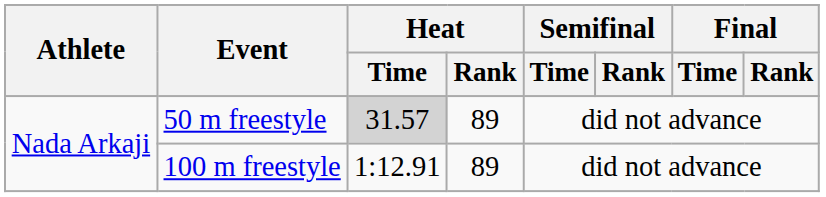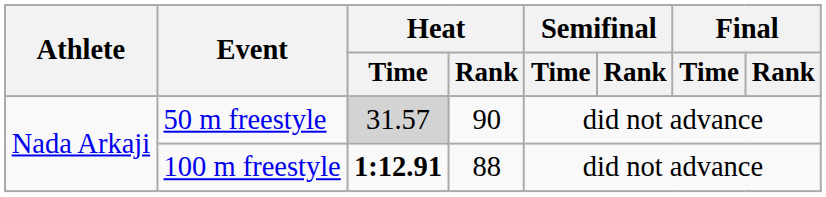(485, 119) 89 -> (487, 119) 90
(397, 166) normal -> (398, 166) bold
(485, 166) 89 -> (487, 166) 88
